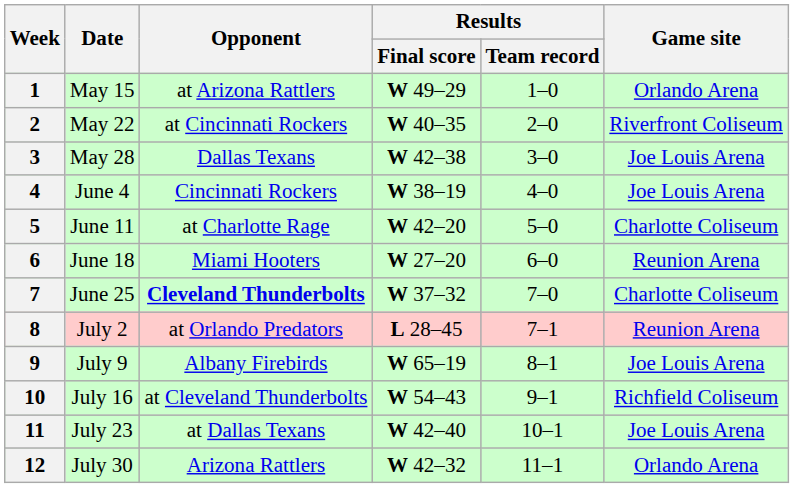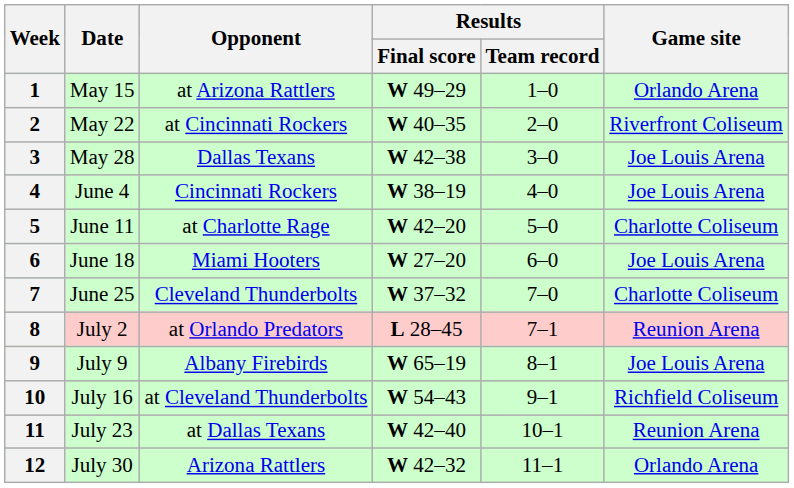(696, 260) Reunion Arena -> (696, 260) Joe Louis Arena
(256, 294) bold -> (256, 294) normal
(696, 430) Joe Louis Arena -> (696, 430) Reunion Arena
